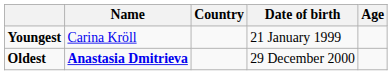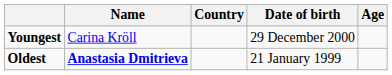(296, 37) 21 January 1999 -> (303, 37) 29 December 2000
(303, 59) 29 December 2000 -> (296, 59) 21 January 1999
